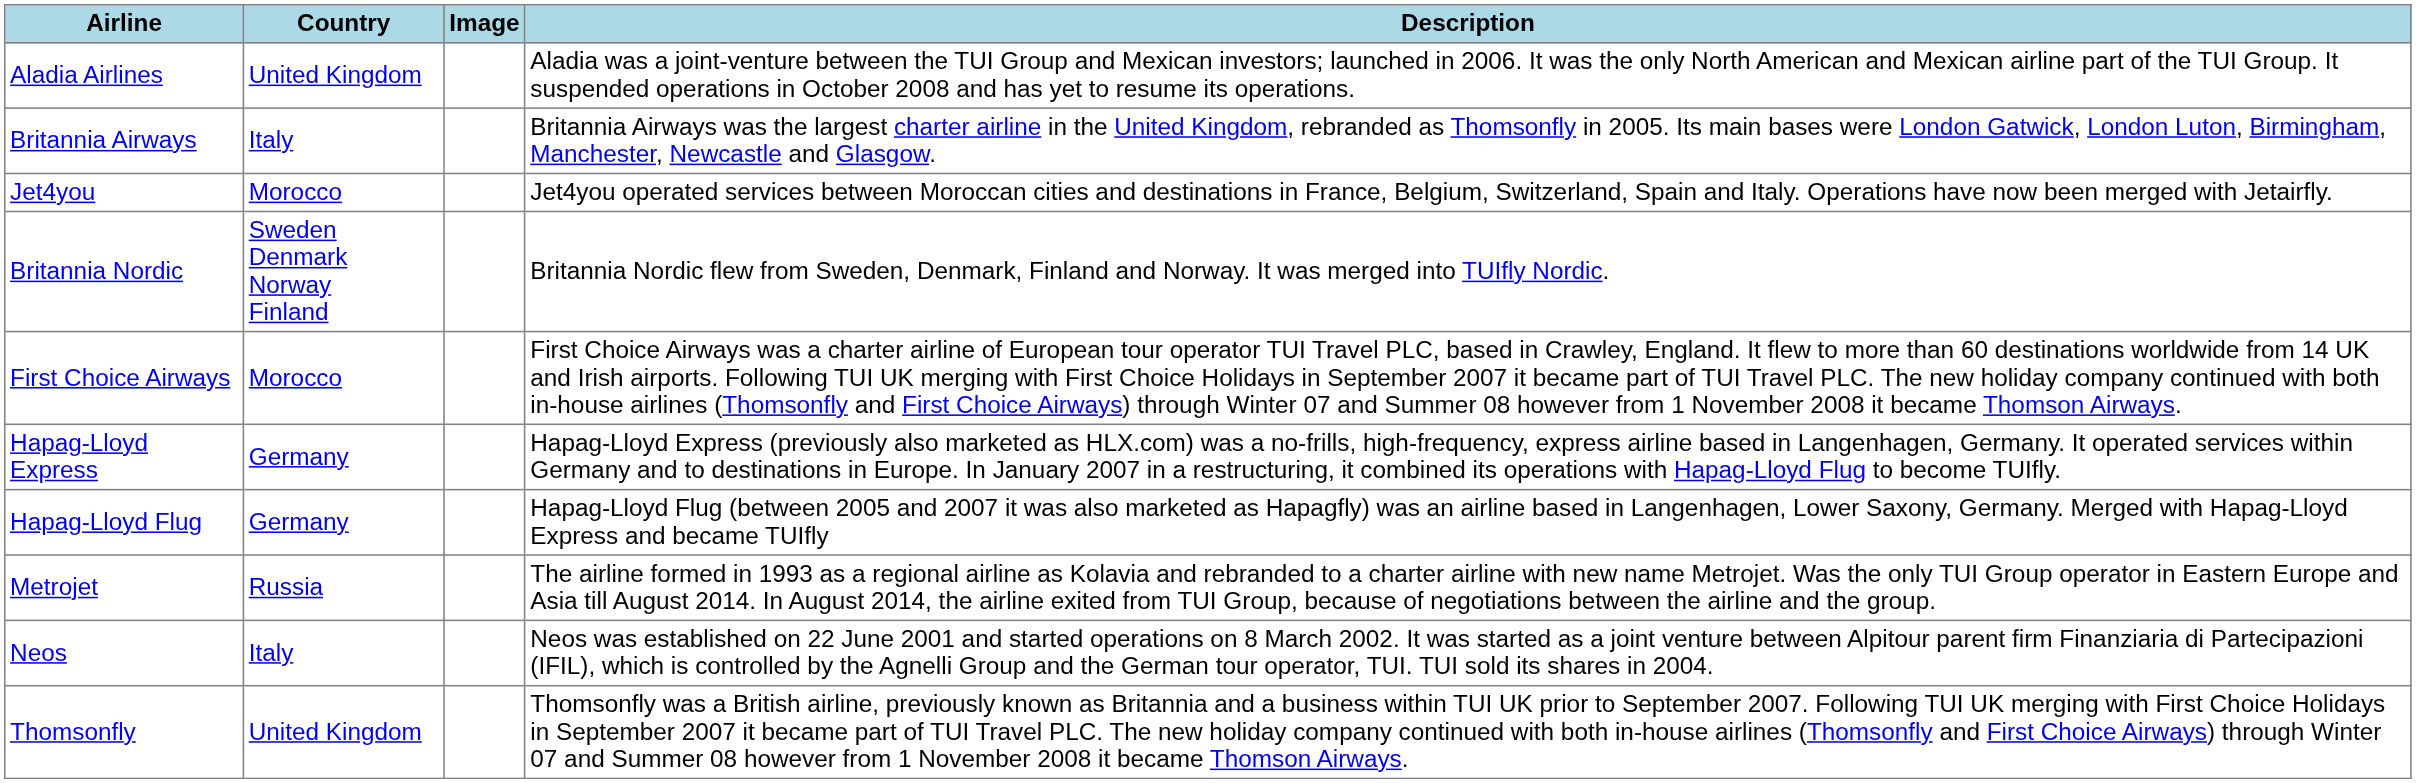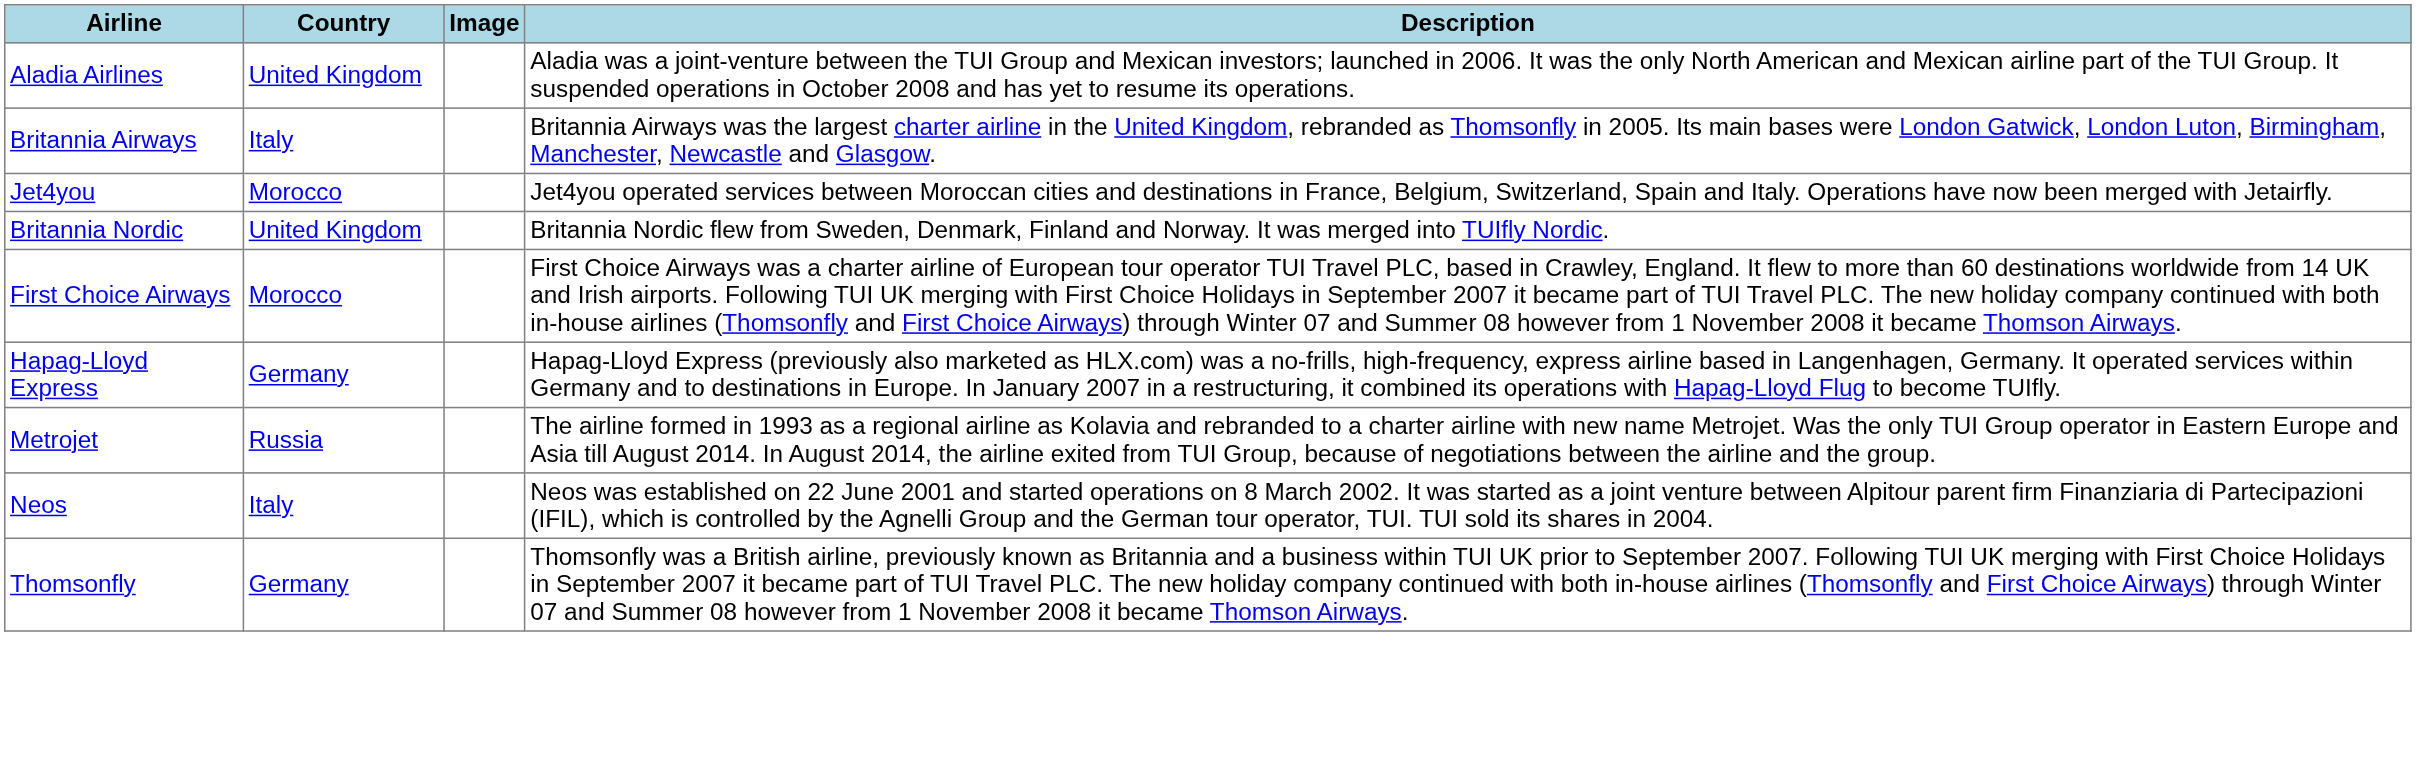(298, 271) Sweden Denmark Norway Finland -> (335, 230) United Kingdom
- row: (106, 522)
(335, 731) United Kingdom -> (299, 584) Germany
